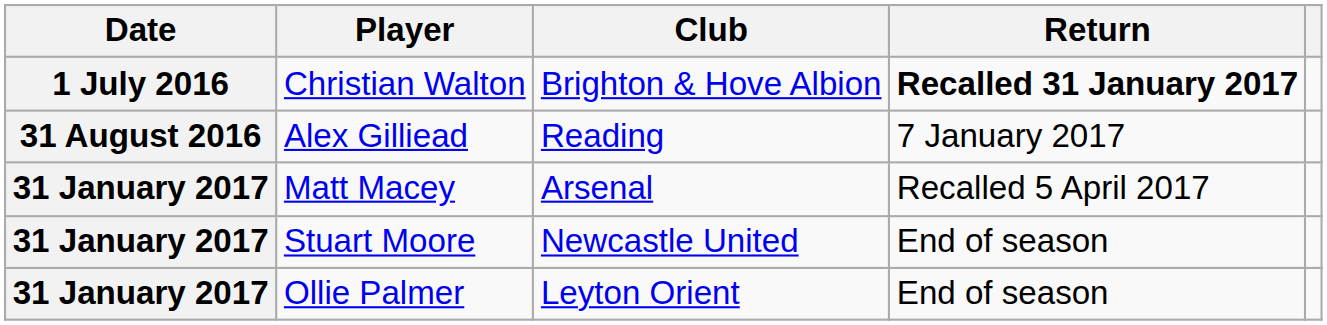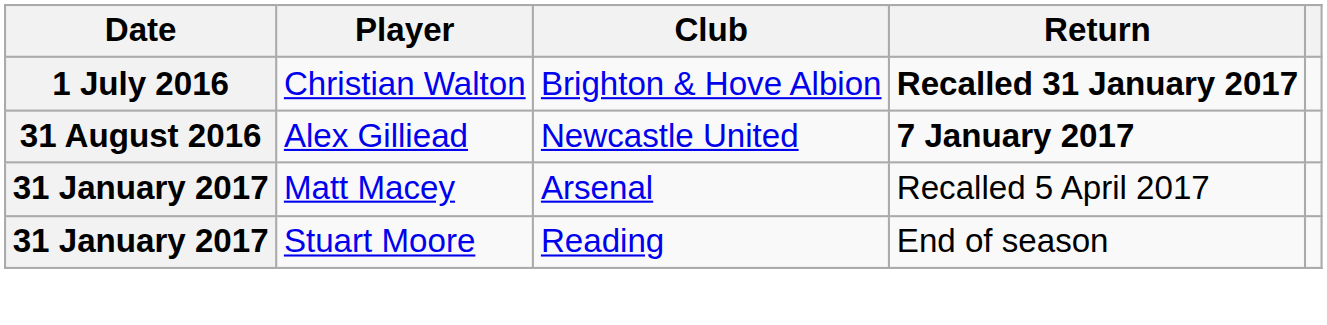(603, 135) Reading -> (670, 135) Newcastle United
(1011, 135) normal -> (1016, 135) bold
(670, 240) Newcastle United -> (603, 240) Reading
- row: (374, 293)
